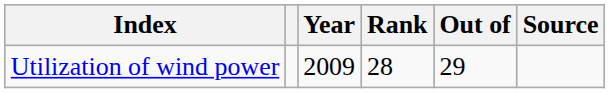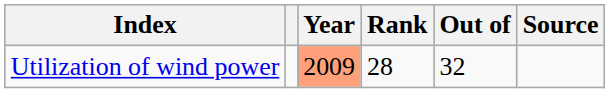(329, 66) no background -> (329, 66) lightsalmon background
(452, 66) 29 -> (452, 66) 32
